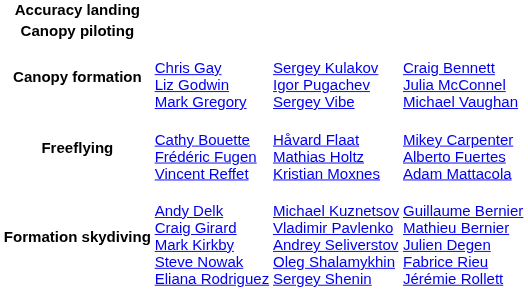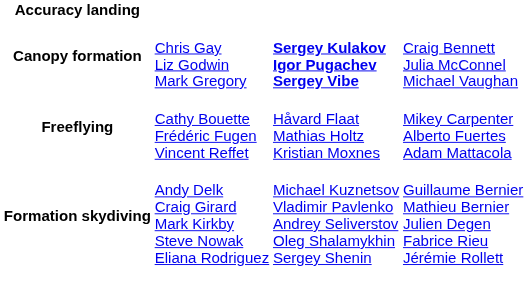- row: (77, 30)
(326, 85) normal -> (329, 64) bold
